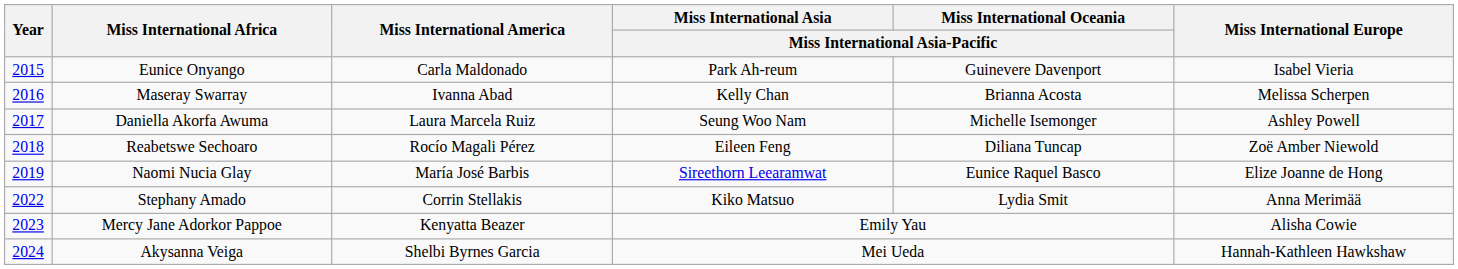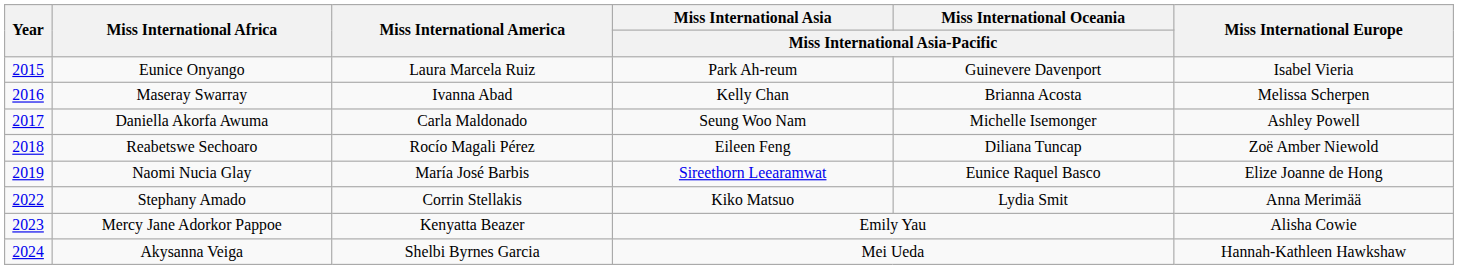(472, 69) Carla Maldonado -> (472, 69) Laura Marcela Ruiz
(472, 121) Laura Marcela Ruiz -> (472, 121) Carla Maldonado
